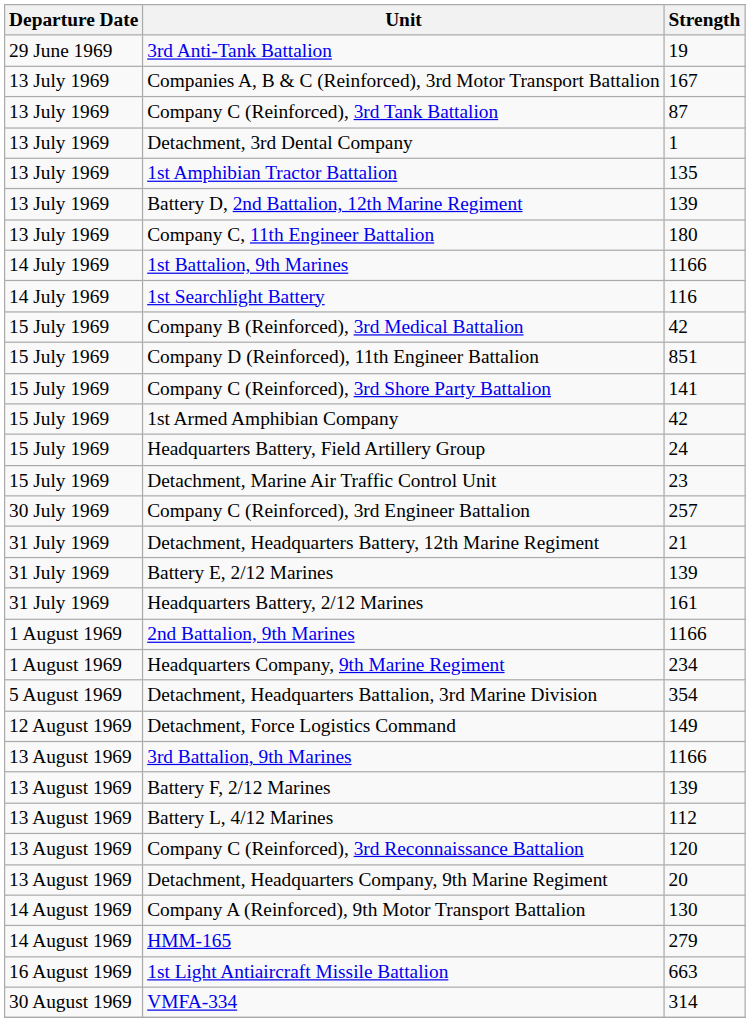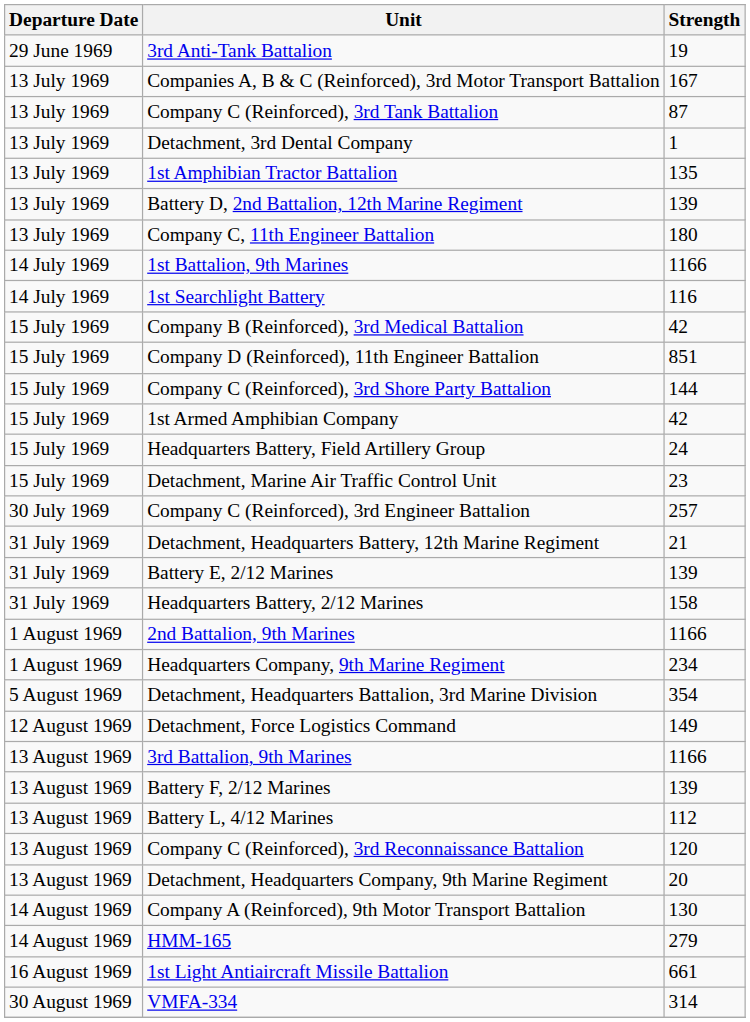(683, 388) 141 -> (683, 388) 144
(683, 603) 161 -> (683, 603) 158
(683, 971) 663 -> (683, 971) 661
